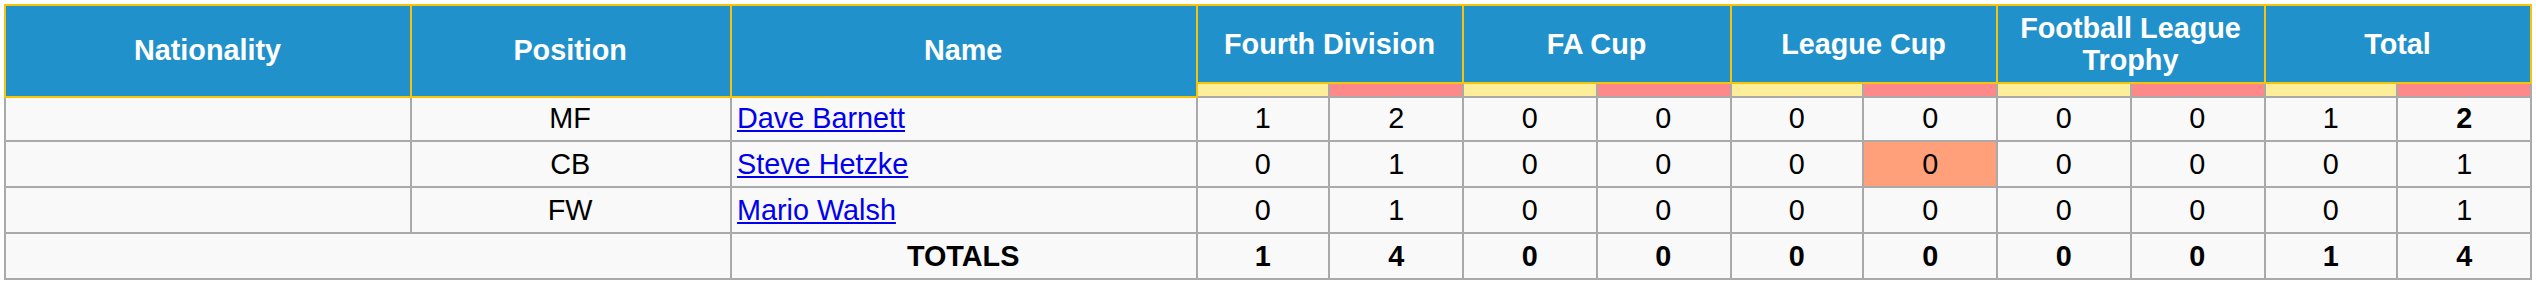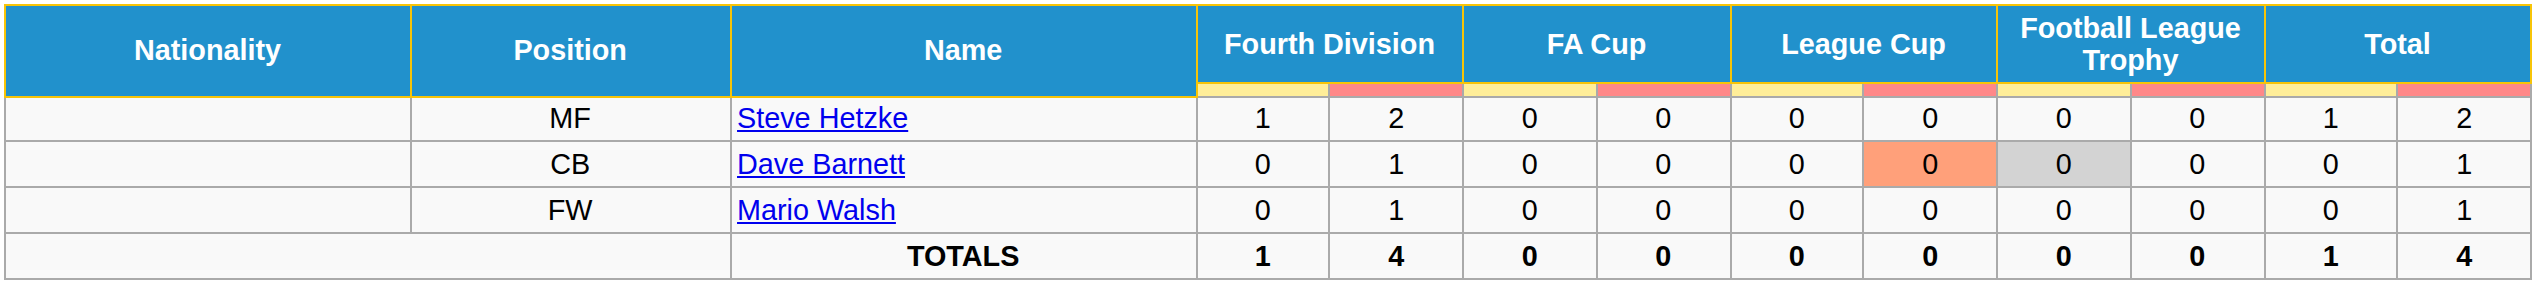(821, 119) Dave Barnett -> (823, 119) Steve Hetzke
(2464, 119) bold -> (2464, 119) normal
(823, 165) Steve Hetzke -> (821, 165) Dave Barnett
(2064, 165) no background -> (2064, 165) lightgrey background
